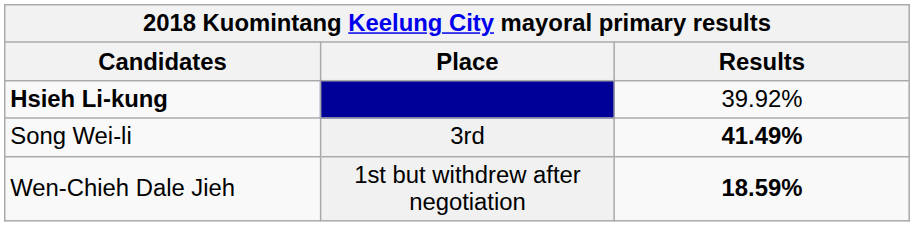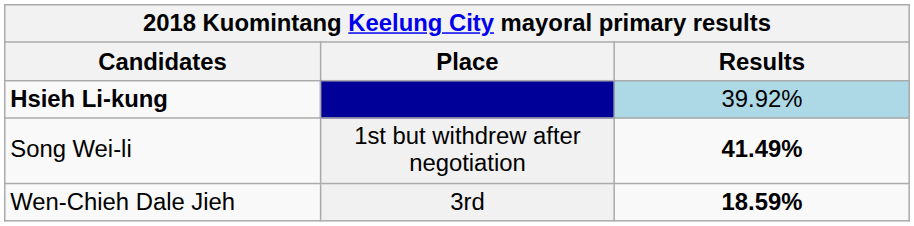(762, 99) no background -> (762, 99) lightblue background
(467, 136) 3rd -> (467, 150) 1st but withdrew after negotiation
(467, 188) 1st but withdrew after negotiation -> (467, 201) 3rd
